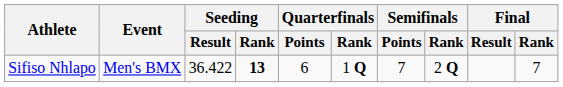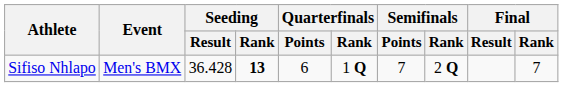(210, 68) 36.422 -> (210, 68) 36.428
